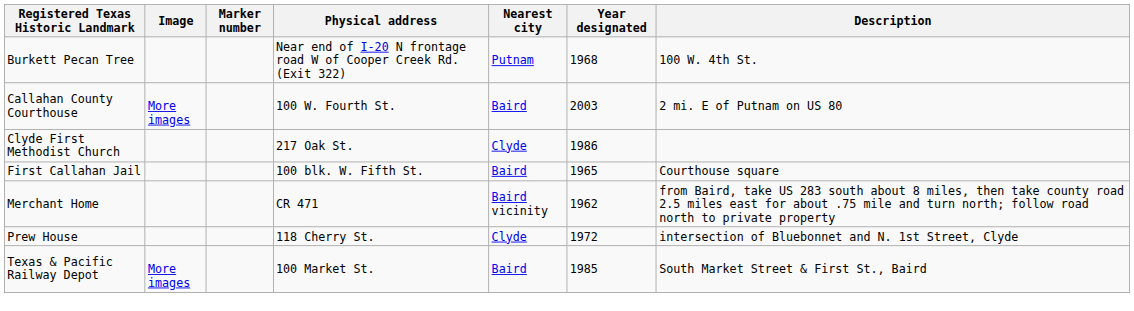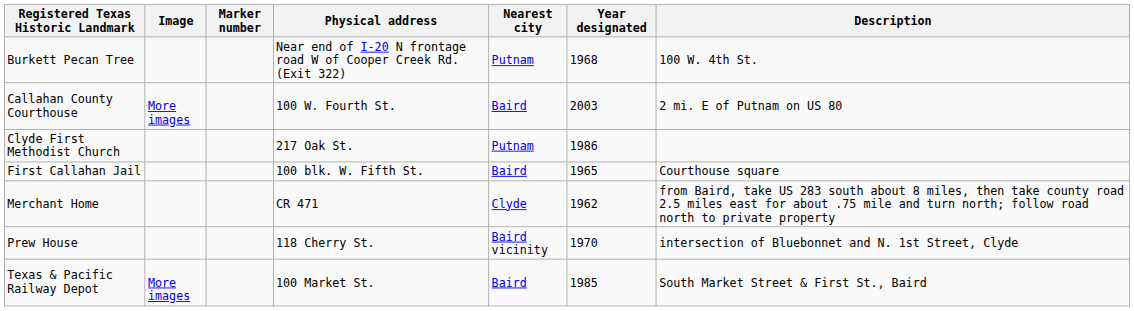(509, 145) Clyde -> (513, 145) Putnam
(520, 204) Baird vicinity -> (509, 204) Clyde
(509, 236) Clyde -> (520, 243) Baird vicinity
(584, 236) 1972 -> (584, 243) 1970
